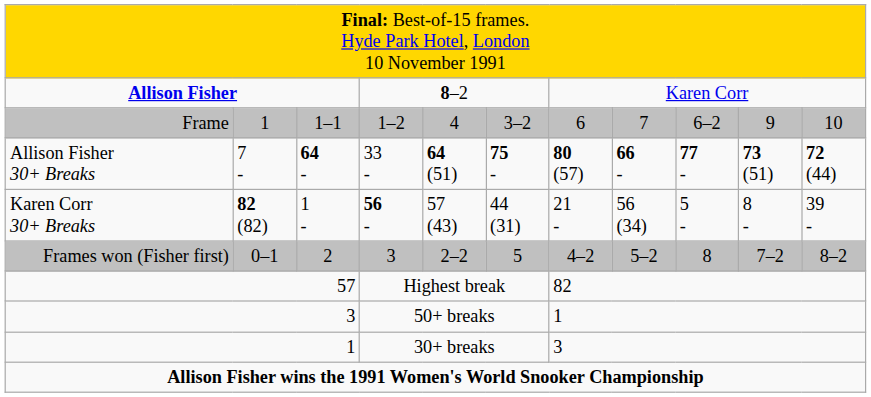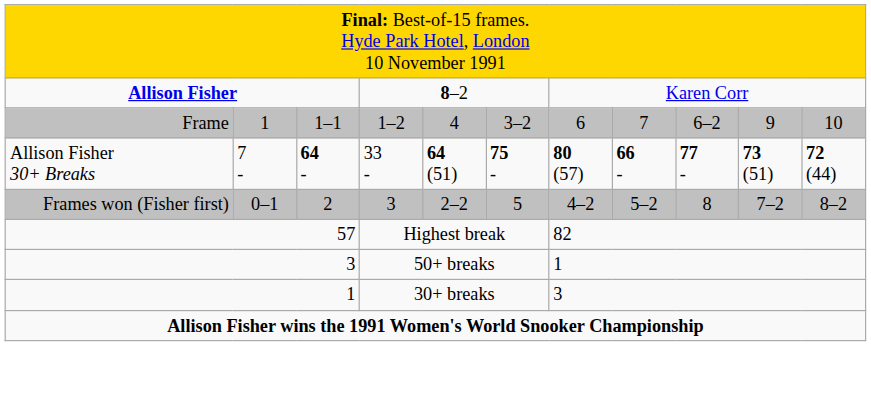- row: (53, 215)
